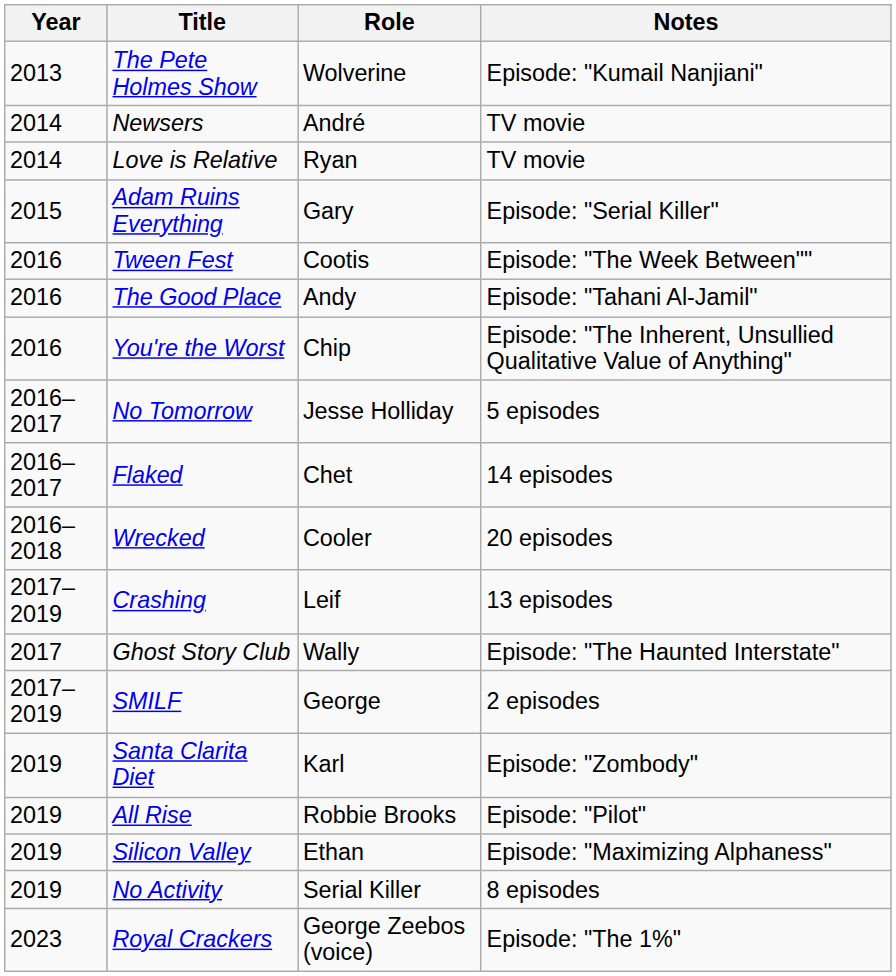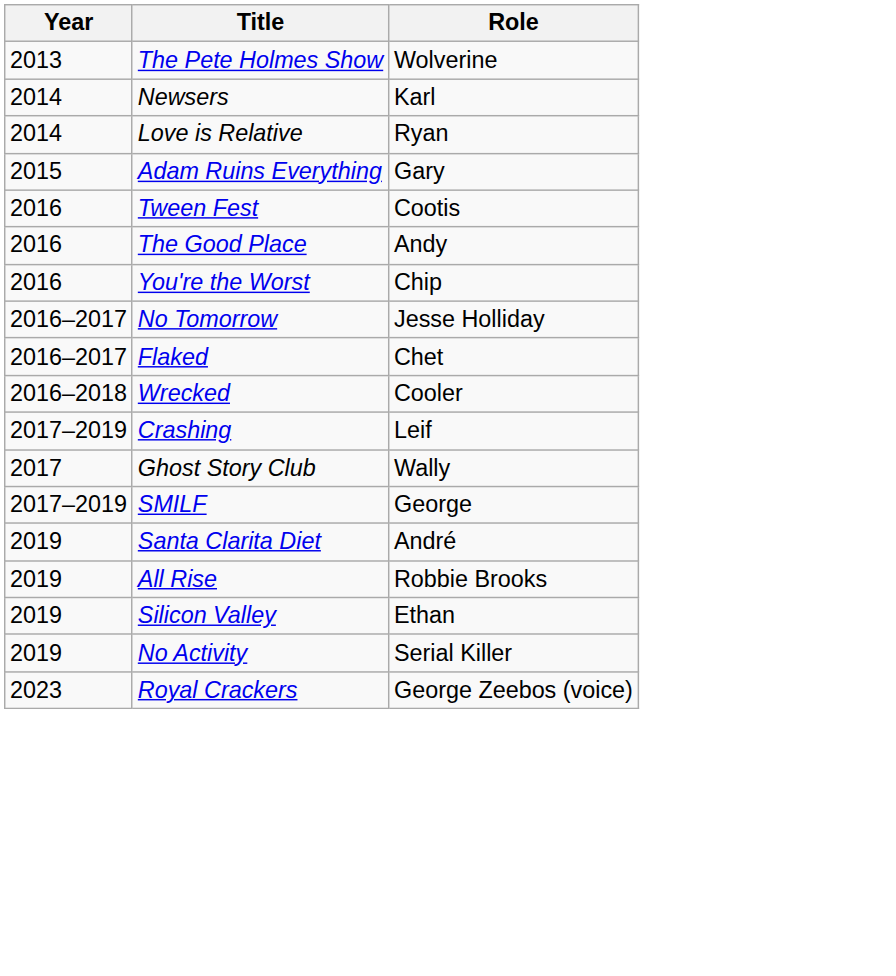- column: (686, 23)
(334, 123) André -> (415, 97) Karl
(324, 765) Karl -> (425, 541) André
